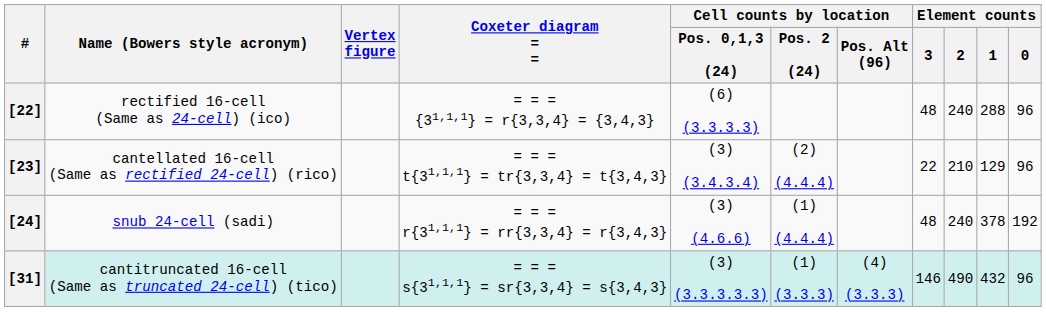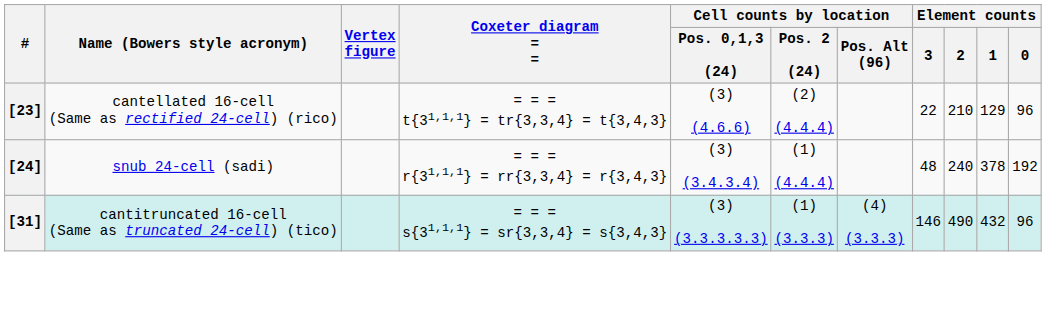- row: (25, 111)
(721, 167) (3) (3.4.3.4) -> (721, 111) (3) (4.6.6)
(721, 223) (3) (4.6.6) -> (721, 167) (3) (3.4.3.4)
